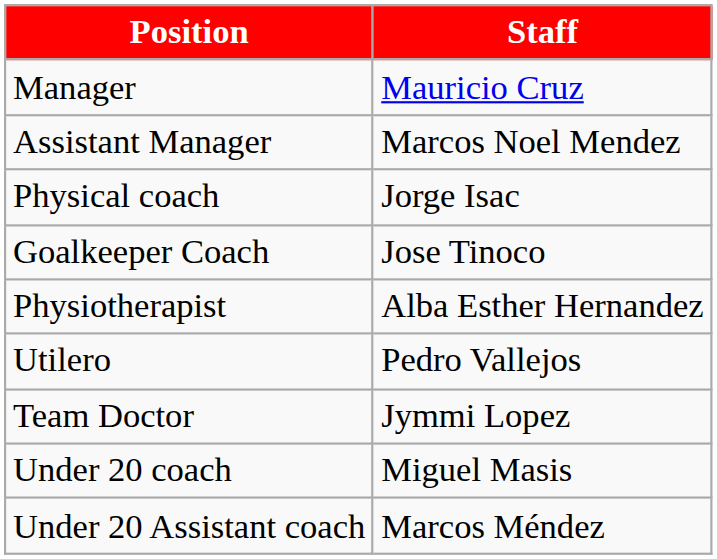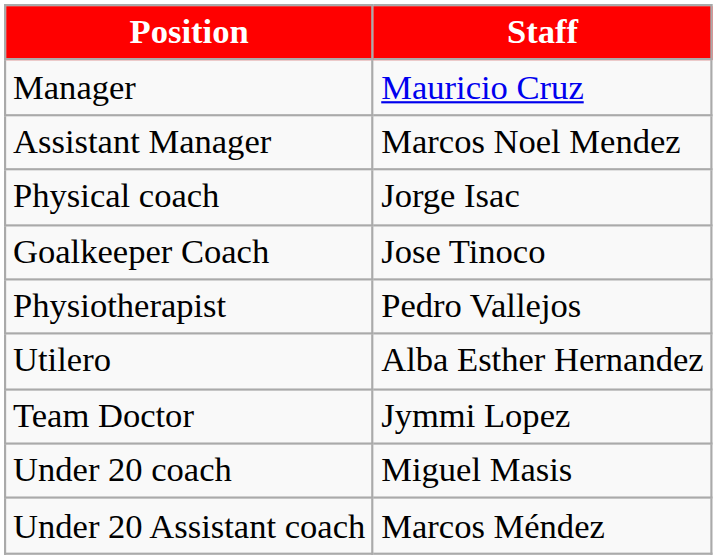(542, 305) Alba Esther Hernandez -> (481, 305) Pedro Vallejos
(481, 360) Pedro Vallejos -> (542, 360) Alba Esther Hernandez
